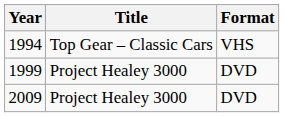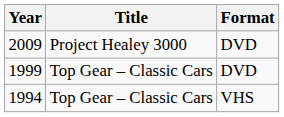rows swapped: (25, 44) <-> (25, 97)
(118, 71) Project Healey 3000 -> (131, 71) Top Gear – Classic Cars
